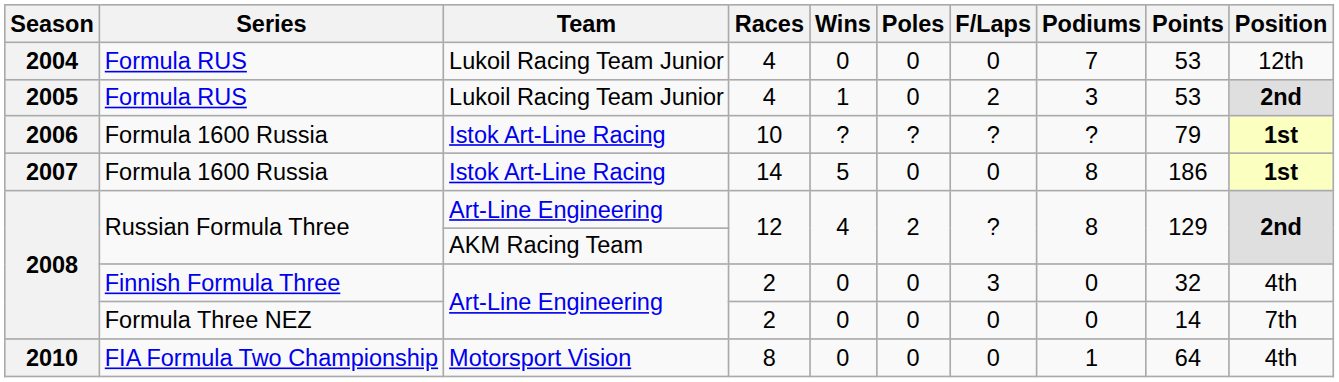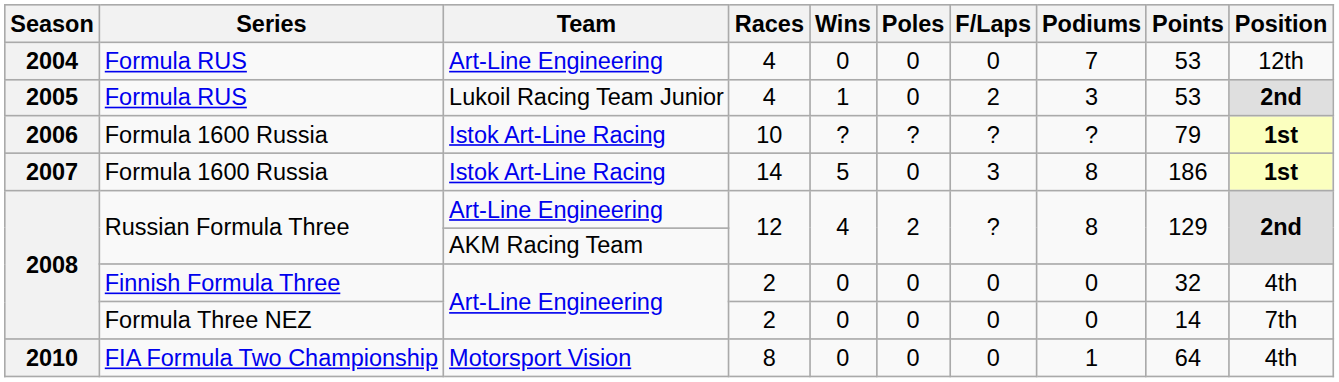(586, 61) Lukoil Racing Team Junior -> (556, 61) Art-Line Engineering
(993, 172) 0 -> (993, 172) 3
(993, 283) 3 -> (993, 283) 0
